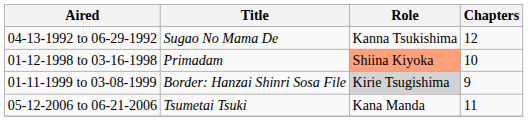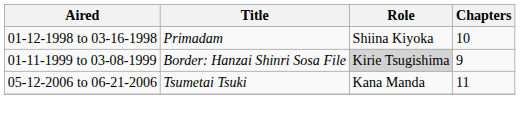- row: (82, 37)
(393, 60) lightsalmon background -> (393, 37) no background
